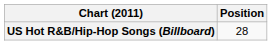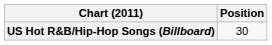(242, 31) 28 -> (242, 31) 30
